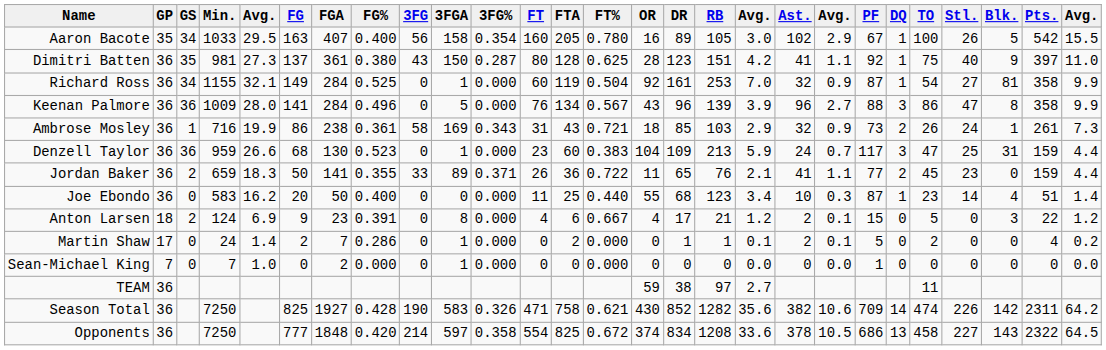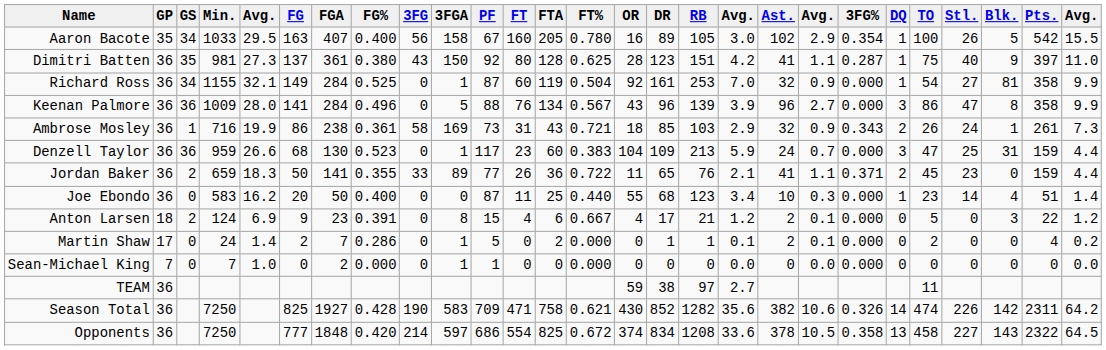columns swapped: (496, 16) <-> (871, 16)
